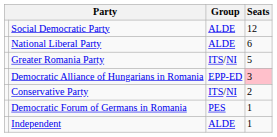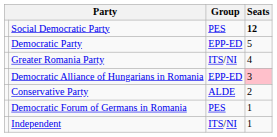(222, 28) ALDE -> (217, 28) PES
(252, 28) normal -> (252, 28) bold
- row: (56, 44)
+ row: (47, 44)
(250, 60) 5 -> (250, 60) 4
(223, 92) ITS/NI -> (222, 92) ALDE
(222, 124) ALDE -> (223, 124) ITS/NI
